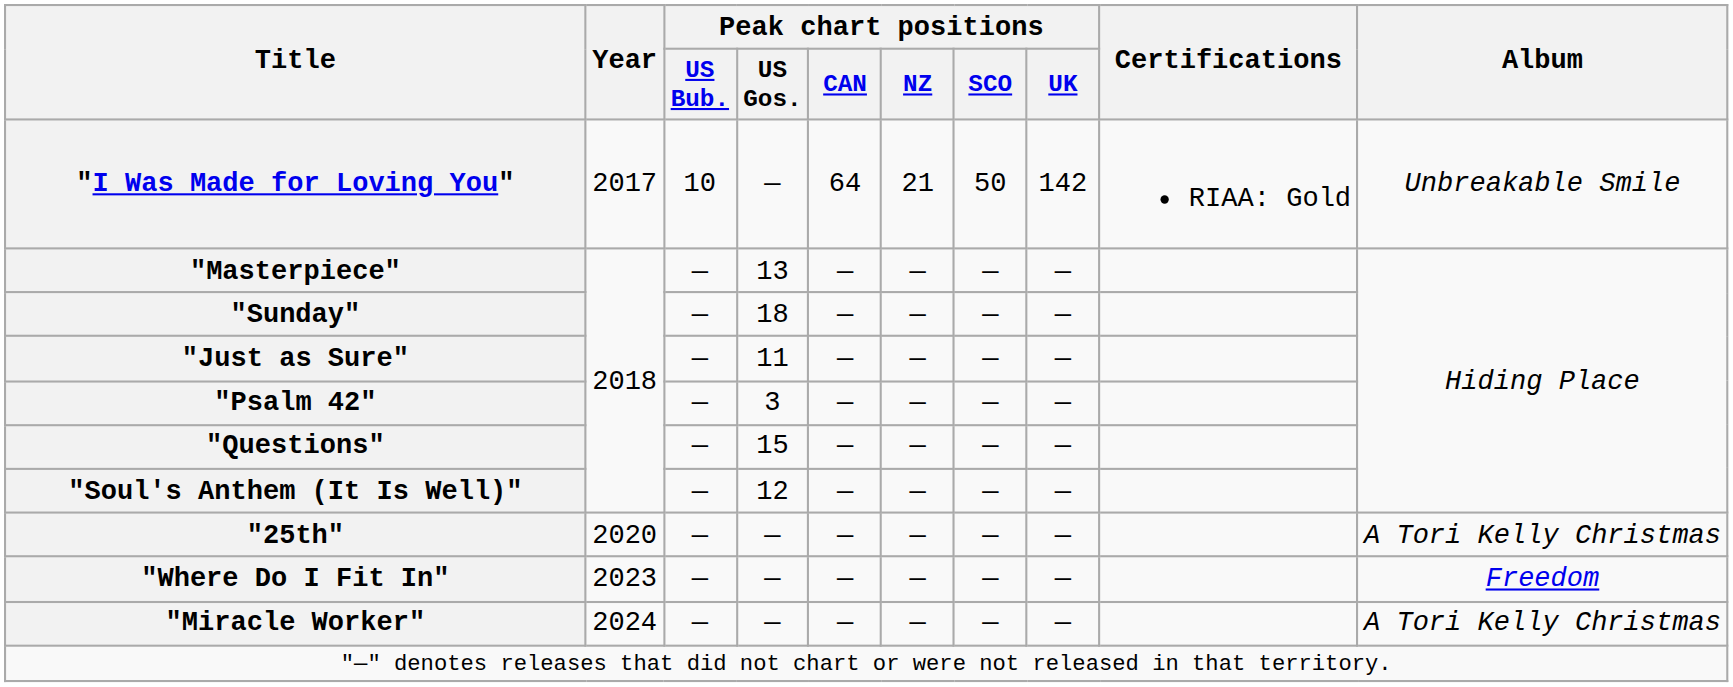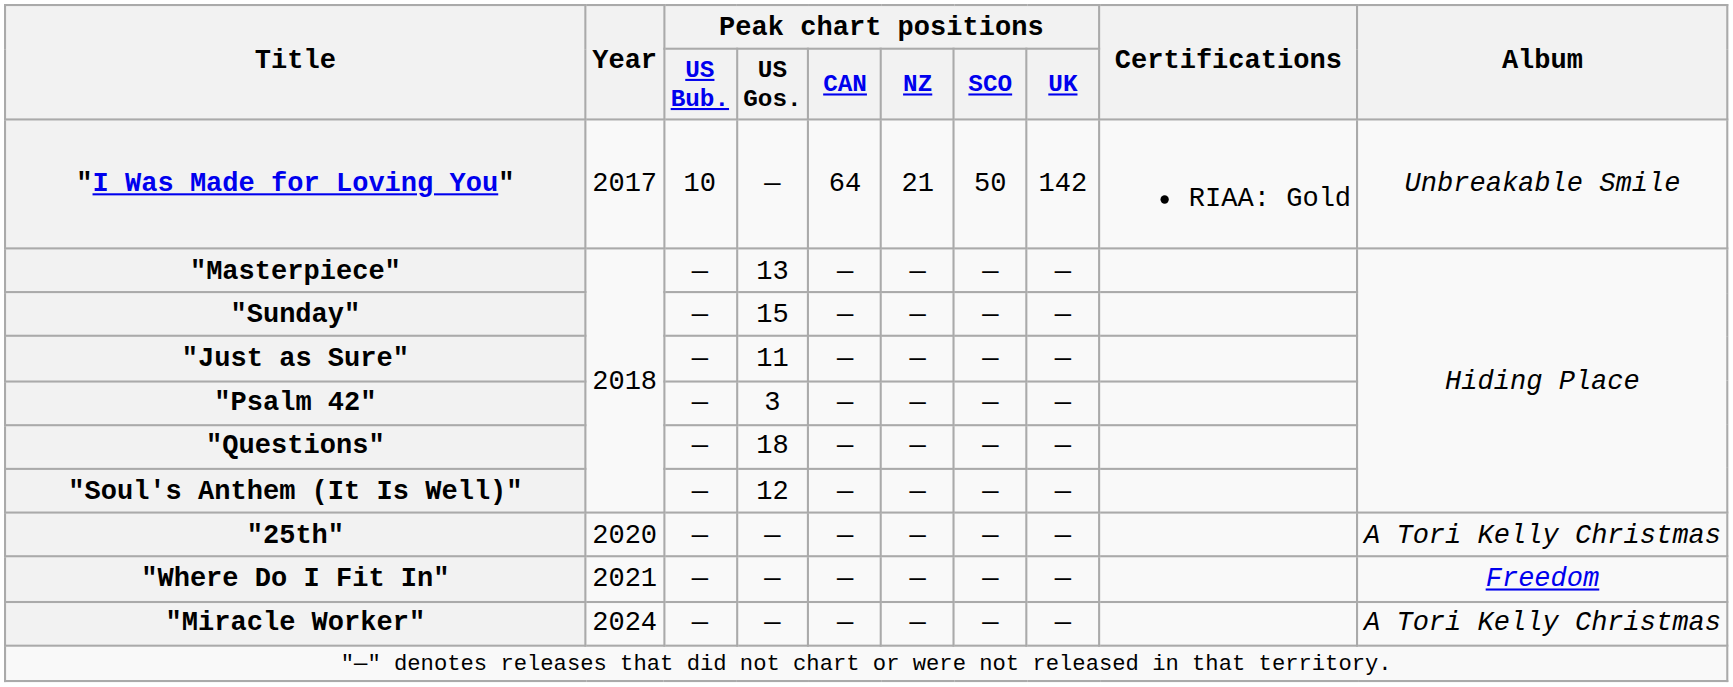(772, 315) 18 -> (772, 315) 15
(772, 447) 15 -> (772, 447) 18
(625, 579) 2023 -> (625, 579) 2021
